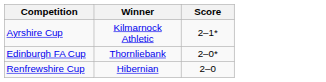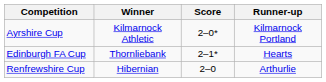+ column: (278, 12)
(208, 33) 2–1* -> (208, 33) 2–0*
(208, 54) 2–0* -> (208, 54) 2–1*
